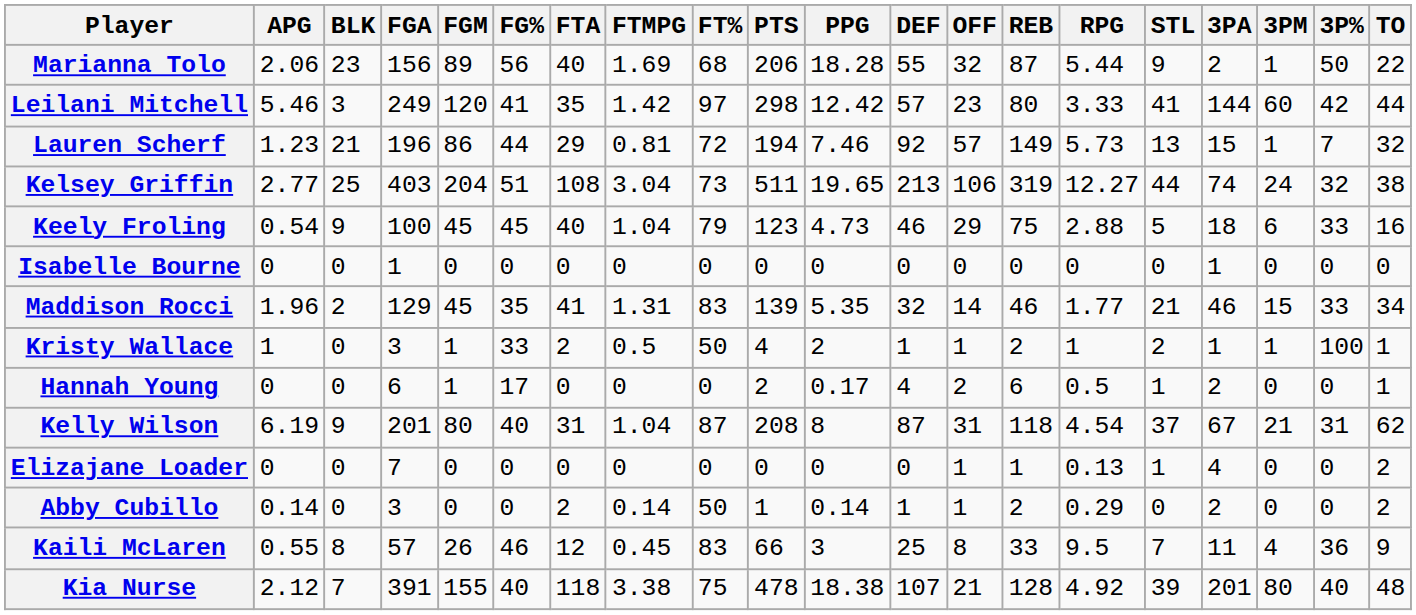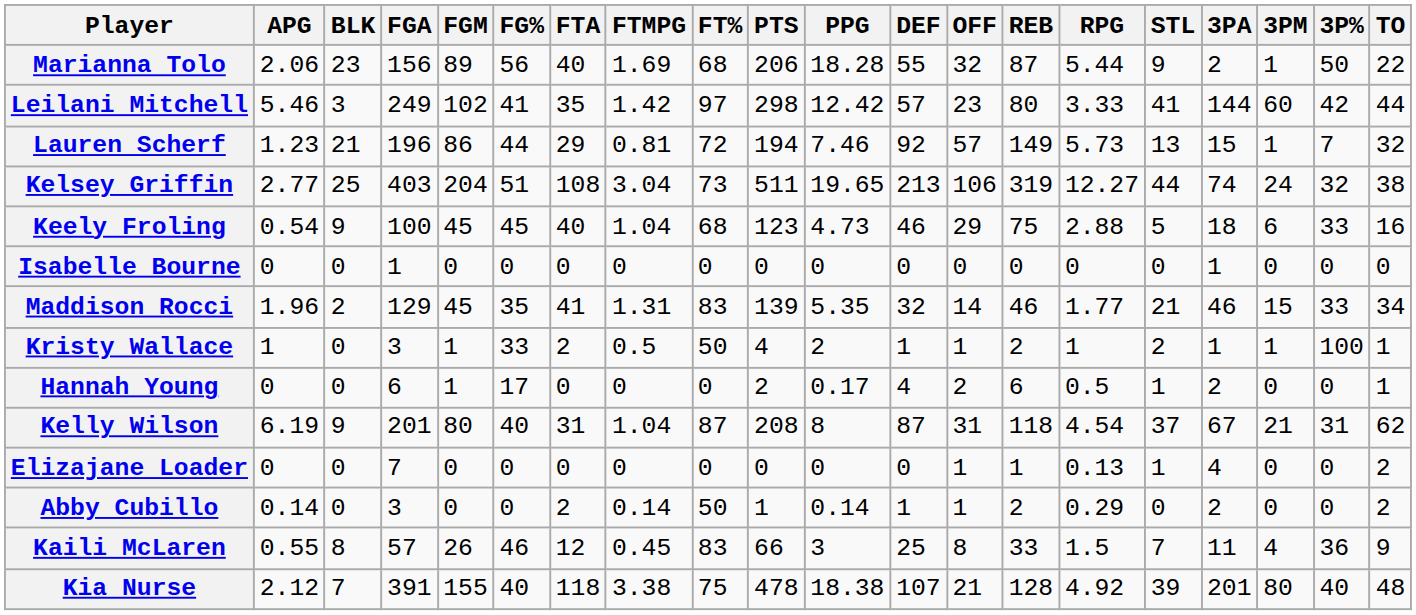(466, 106) 120 -> (466, 106) 102
(713, 226) 79 -> (713, 226) 68
(1087, 548) 9.5 -> (1087, 548) 1.5
